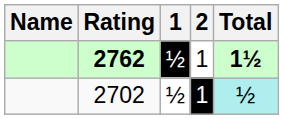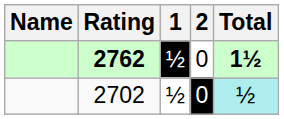(202, 59) 1 -> (202, 59) 0
(202, 95) 1 -> (202, 95) 0
